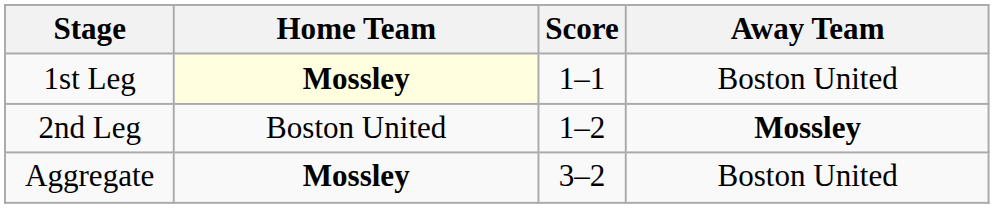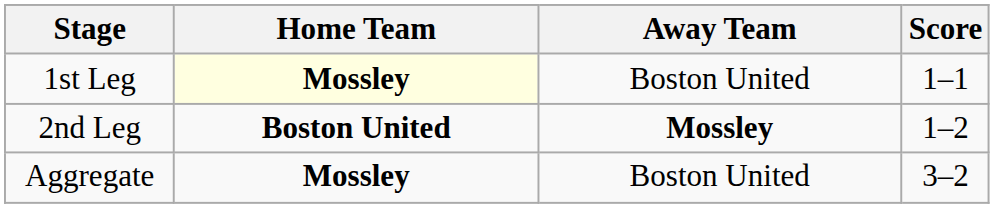columns swapped: (582, 29) <-> (808, 29)
(356, 127) normal -> (356, 127) bold
